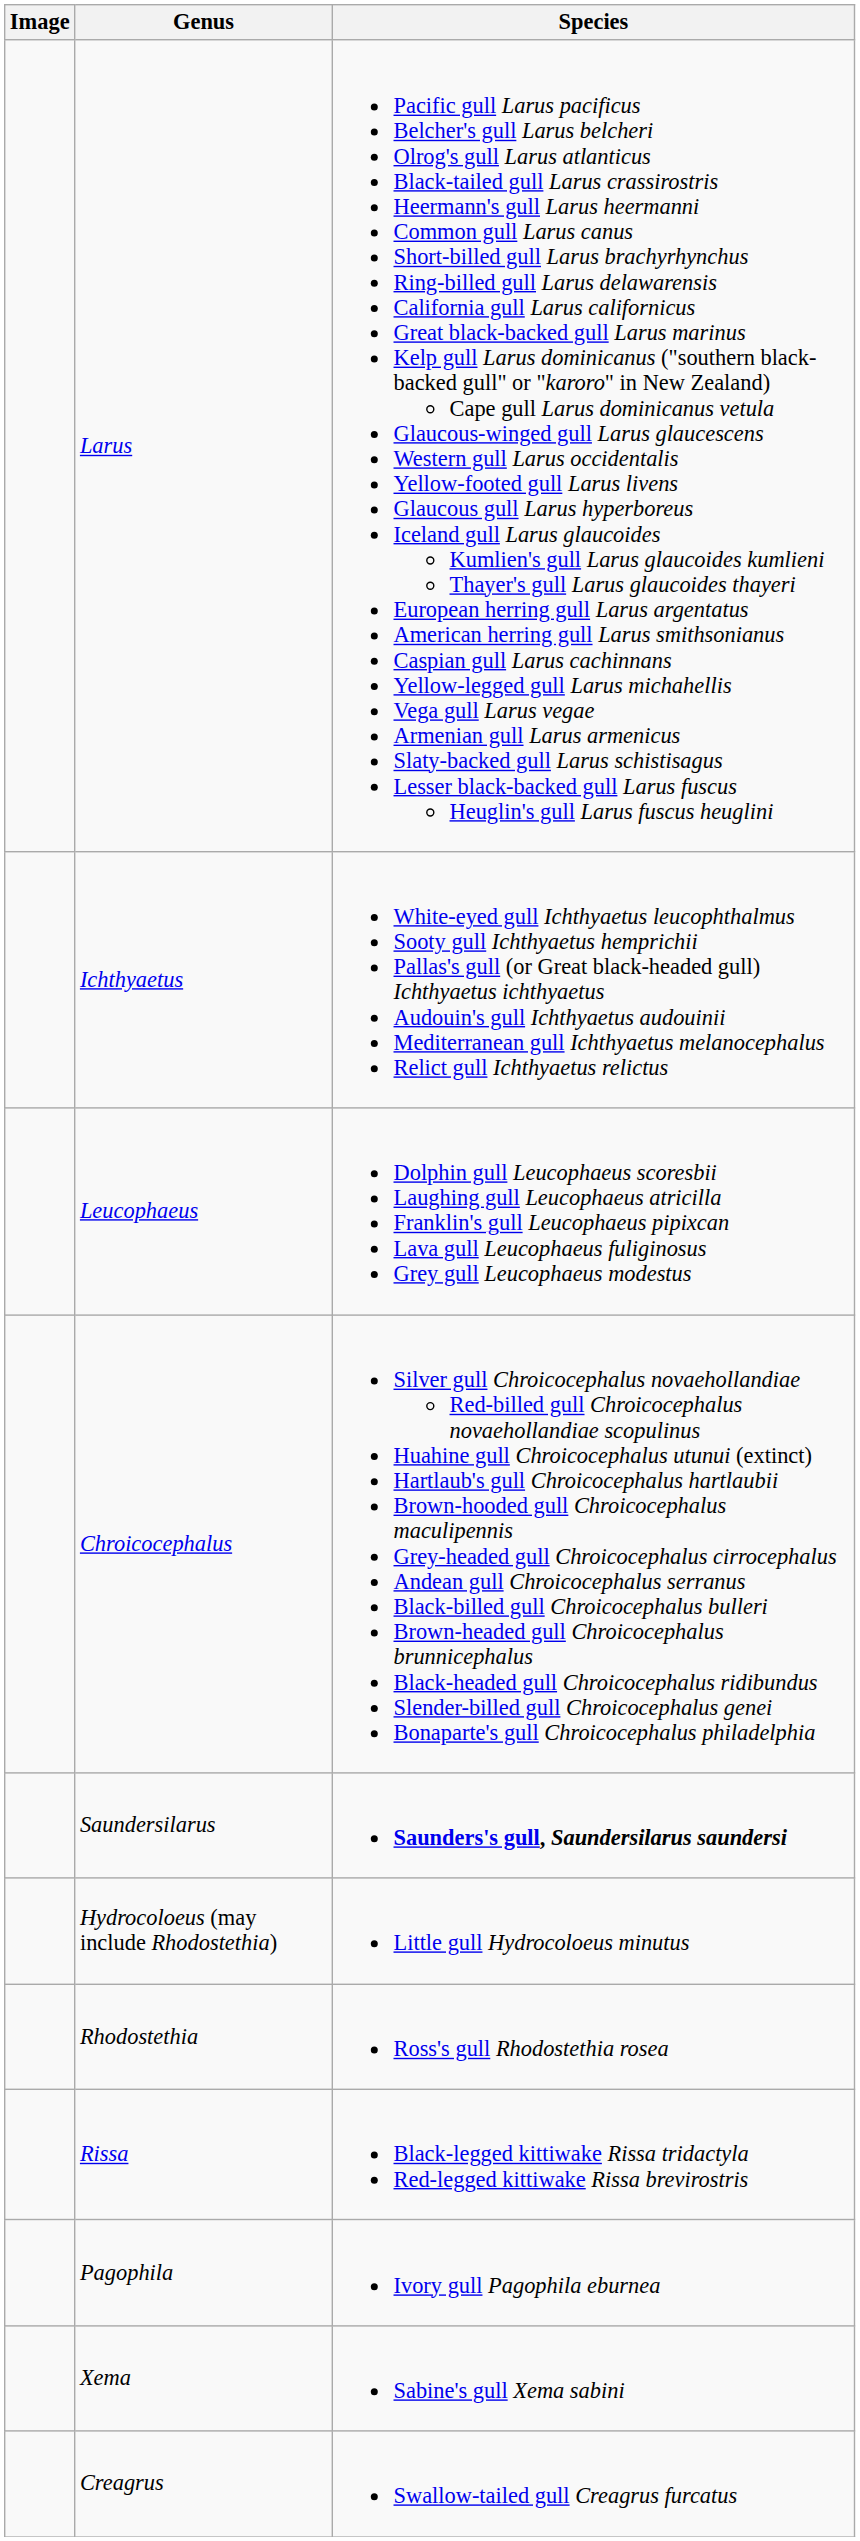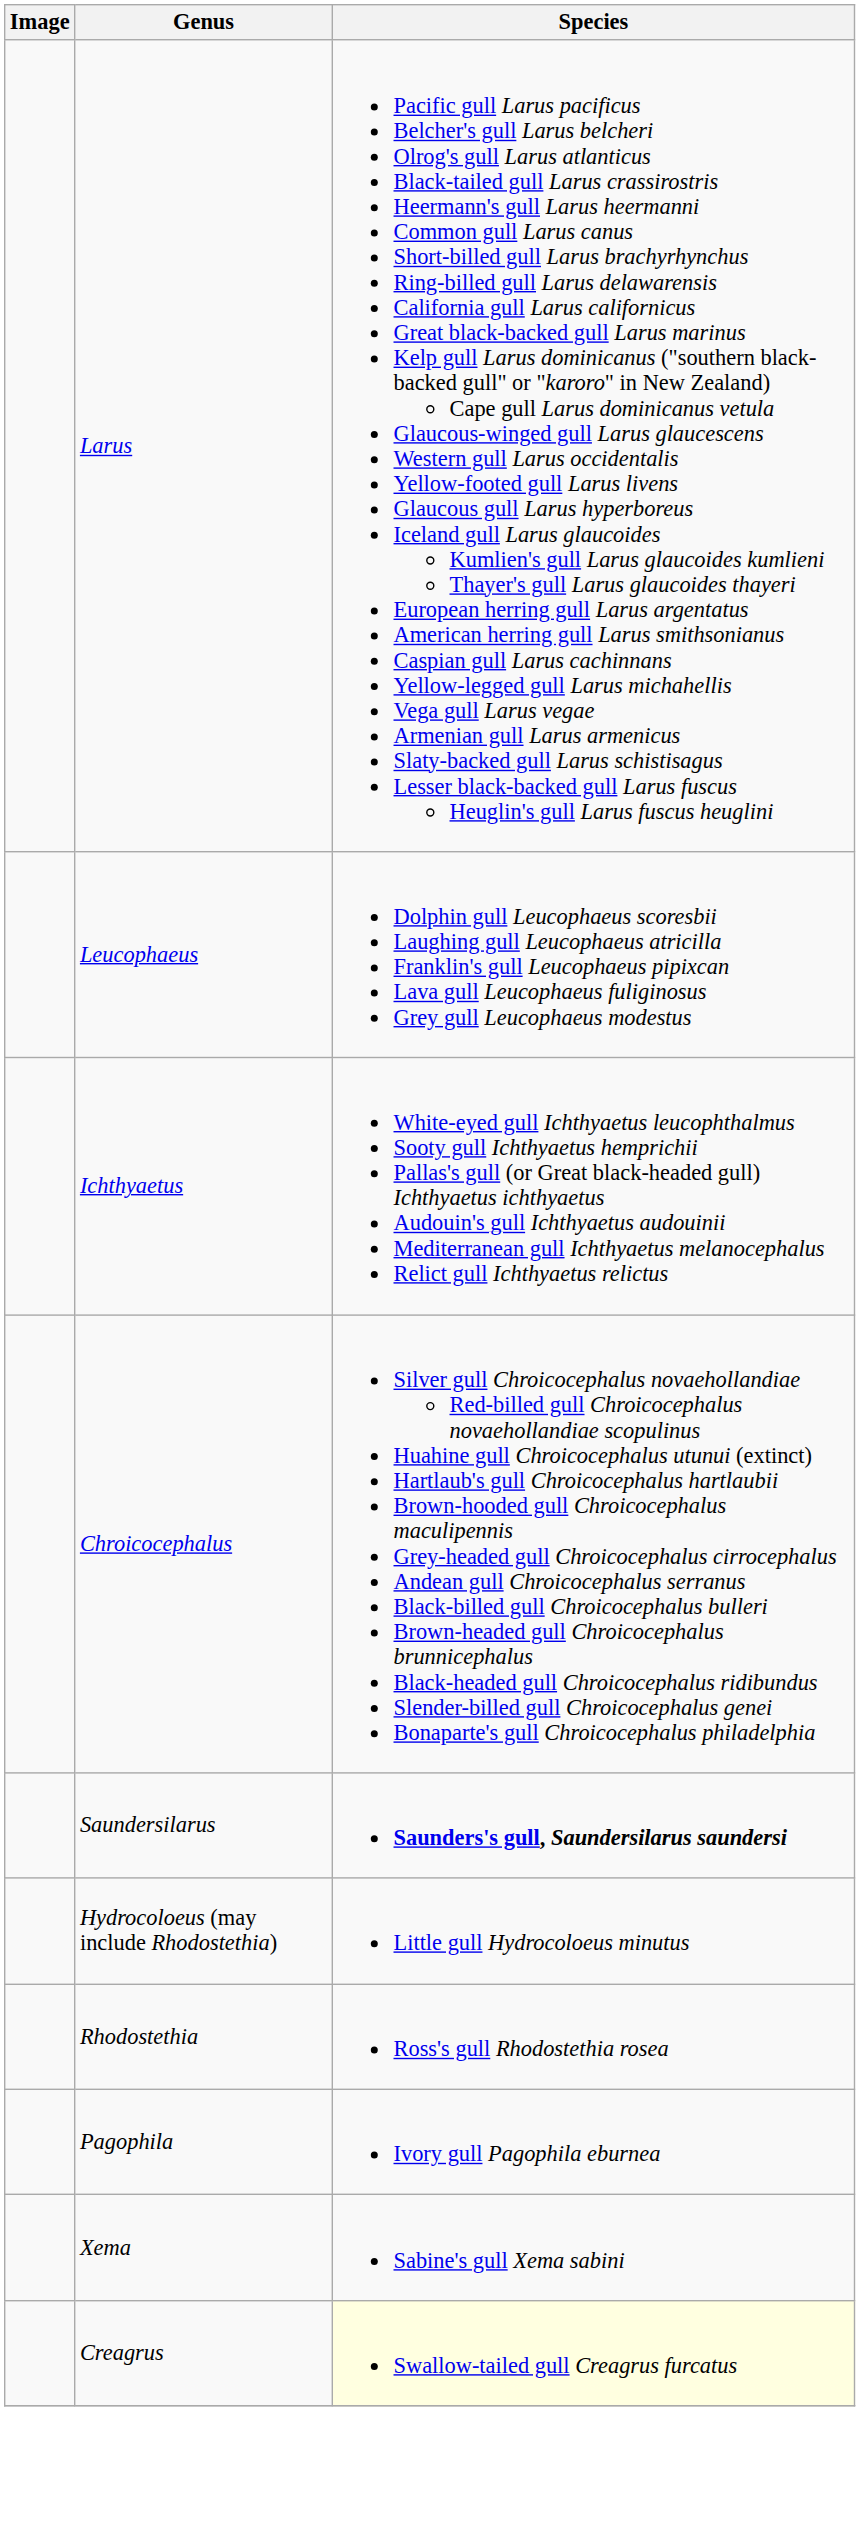rows swapped: (132, 979) <-> (139, 1211)
- row: (104, 2154)
(593, 2496) no background -> (593, 2366) lightyellow background
